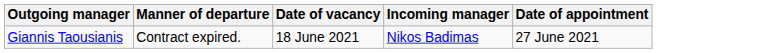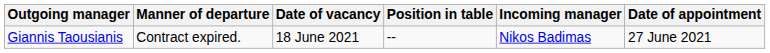+ column: (440, 15)
